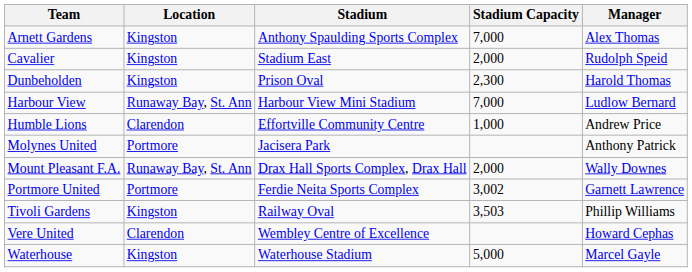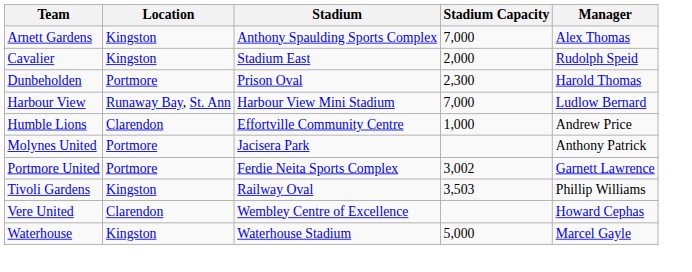(152, 80) Kingston -> (132, 80) Portmore
- row: (64, 168)
